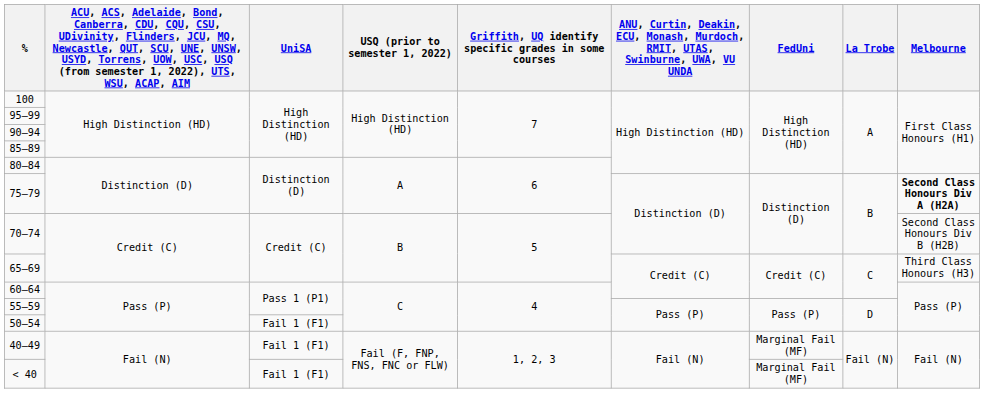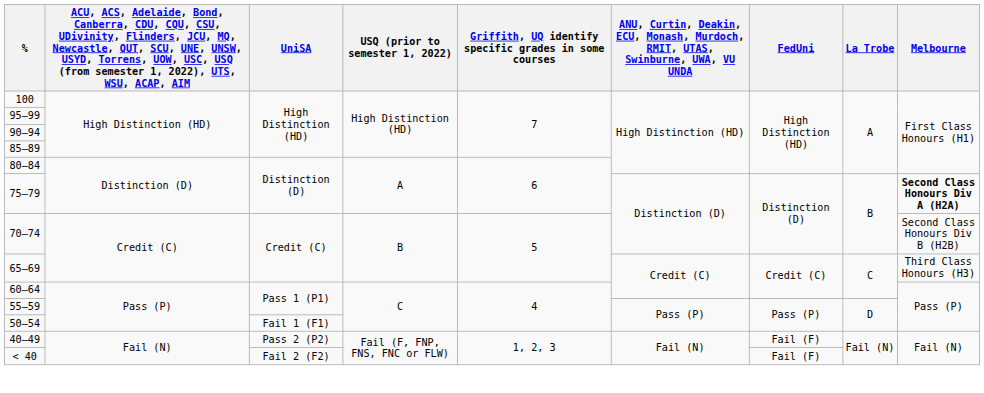(296, 346) Fail 1 (F1) -> (296, 340) Pass 2 (P2)
(796, 346) Marginal Fail (MF) -> (796, 340) Fail (F)
(296, 374) Fail 1 (F1) -> (296, 356) Fail 2 (F2)
(796, 374) Marginal Fail (MF) -> (796, 356) Fail (F)
